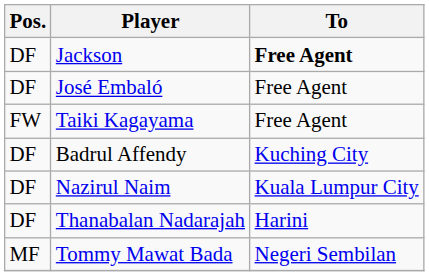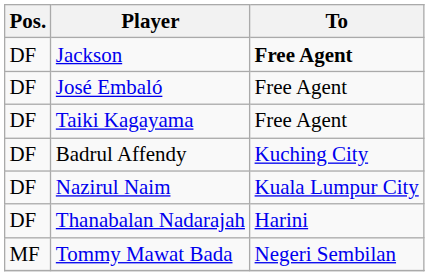(25, 120) FW -> (23, 120) DF
